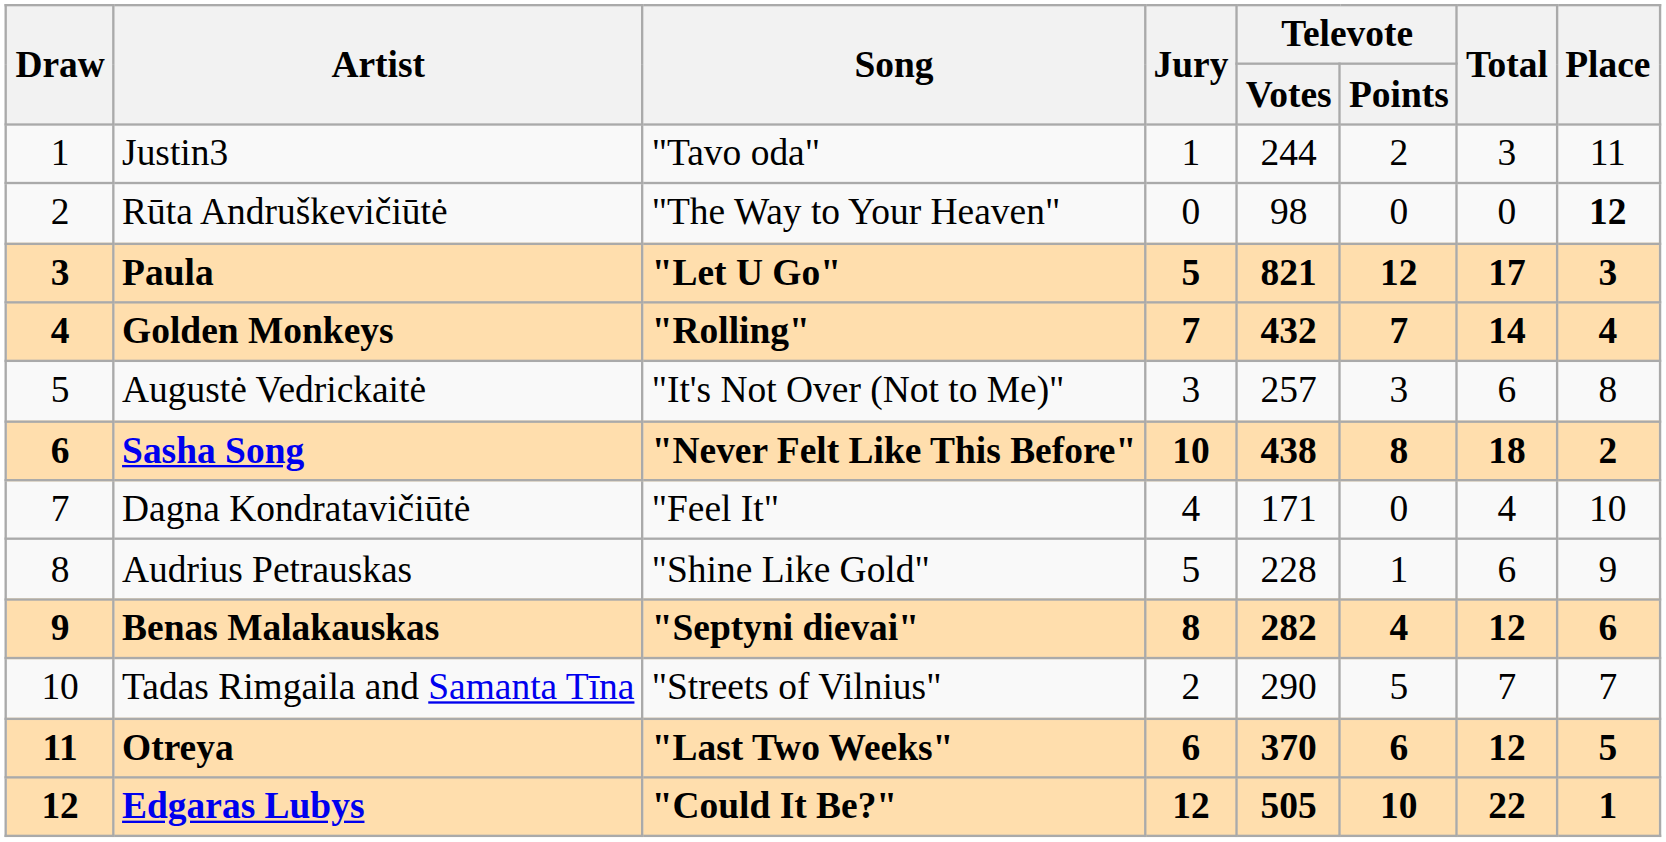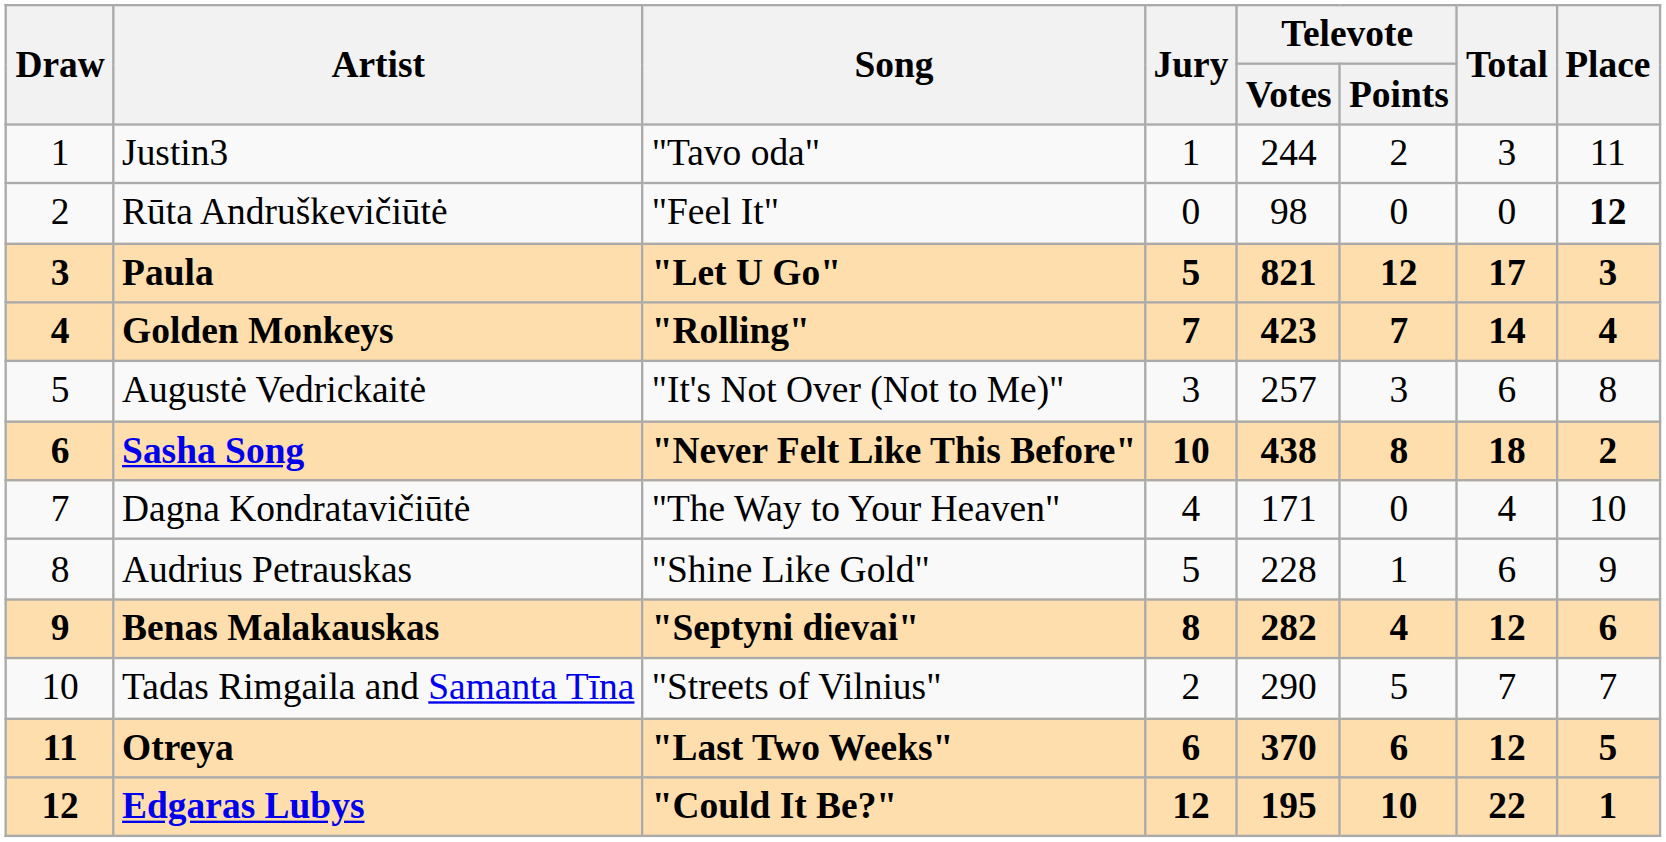(856, 212) "The Way to Your Heaven" -> (715, 212) "Feel It"
(1289, 331) 432 -> (1289, 331) 423
(715, 509) "Feel It" -> (856, 509) "The Way to Your Heaven"
(1289, 806) 505 -> (1289, 806) 195
